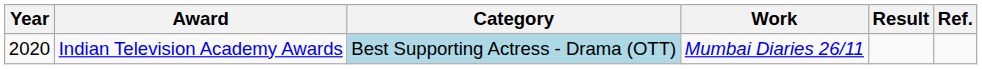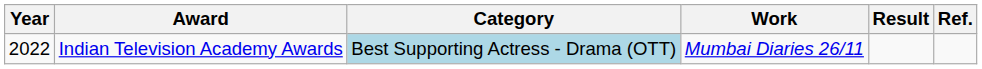(30, 48) 2020 -> (30, 48) 2022
